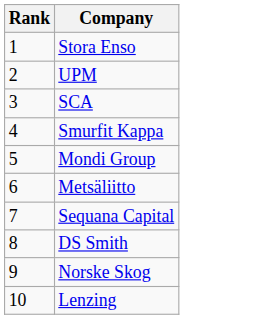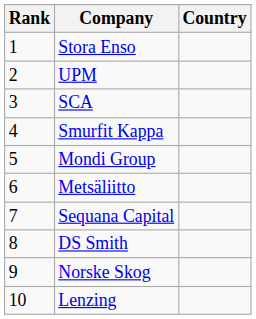+ column: (214, 18)
